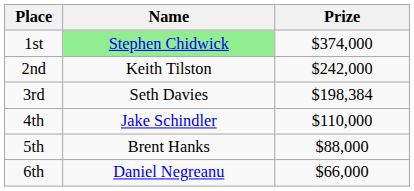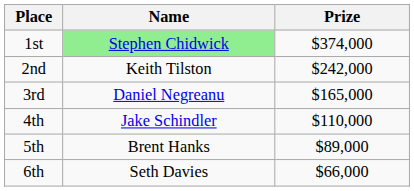(169, 95) Seth Davies -> (169, 95) Daniel Negreanu
(342, 95) $198,384 -> (342, 95) $165,000
(342, 146) $88,000 -> (342, 146) $89,000
(169, 172) Daniel Negreanu -> (169, 172) Seth Davies
